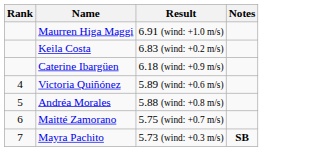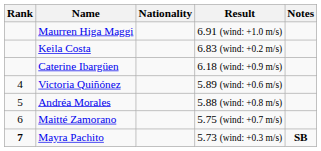+ column: (165, 13)
(20, 137) normal -> (20, 137) bold
